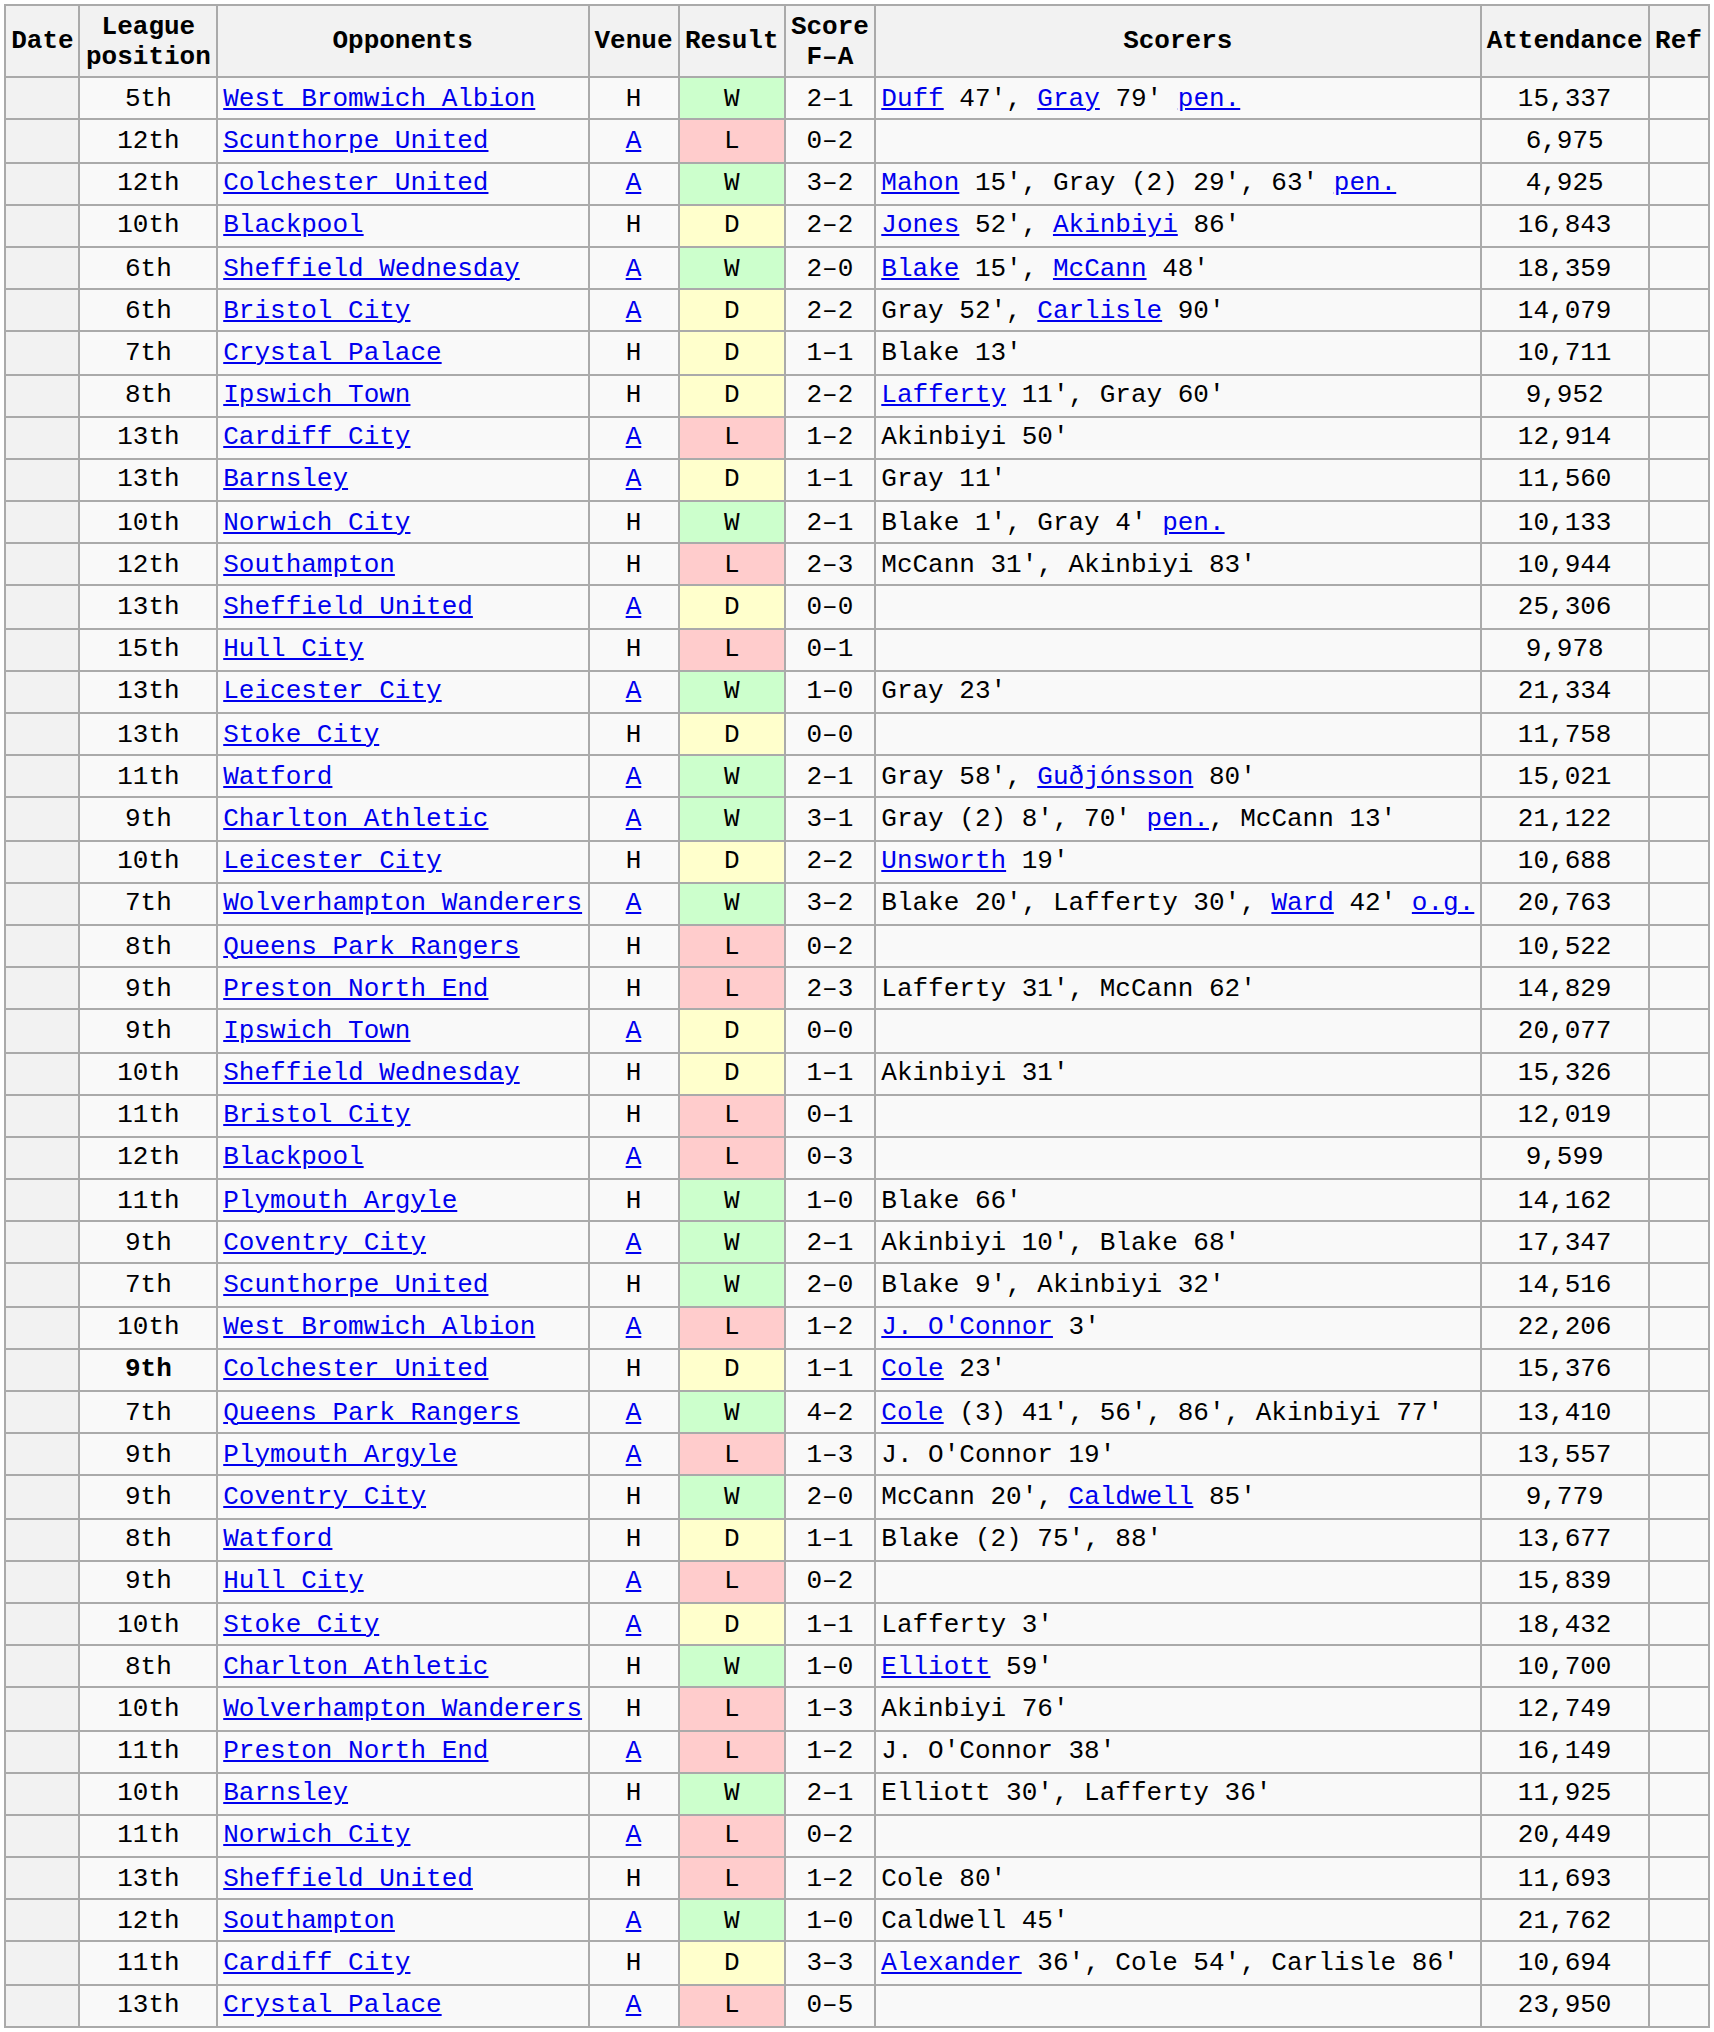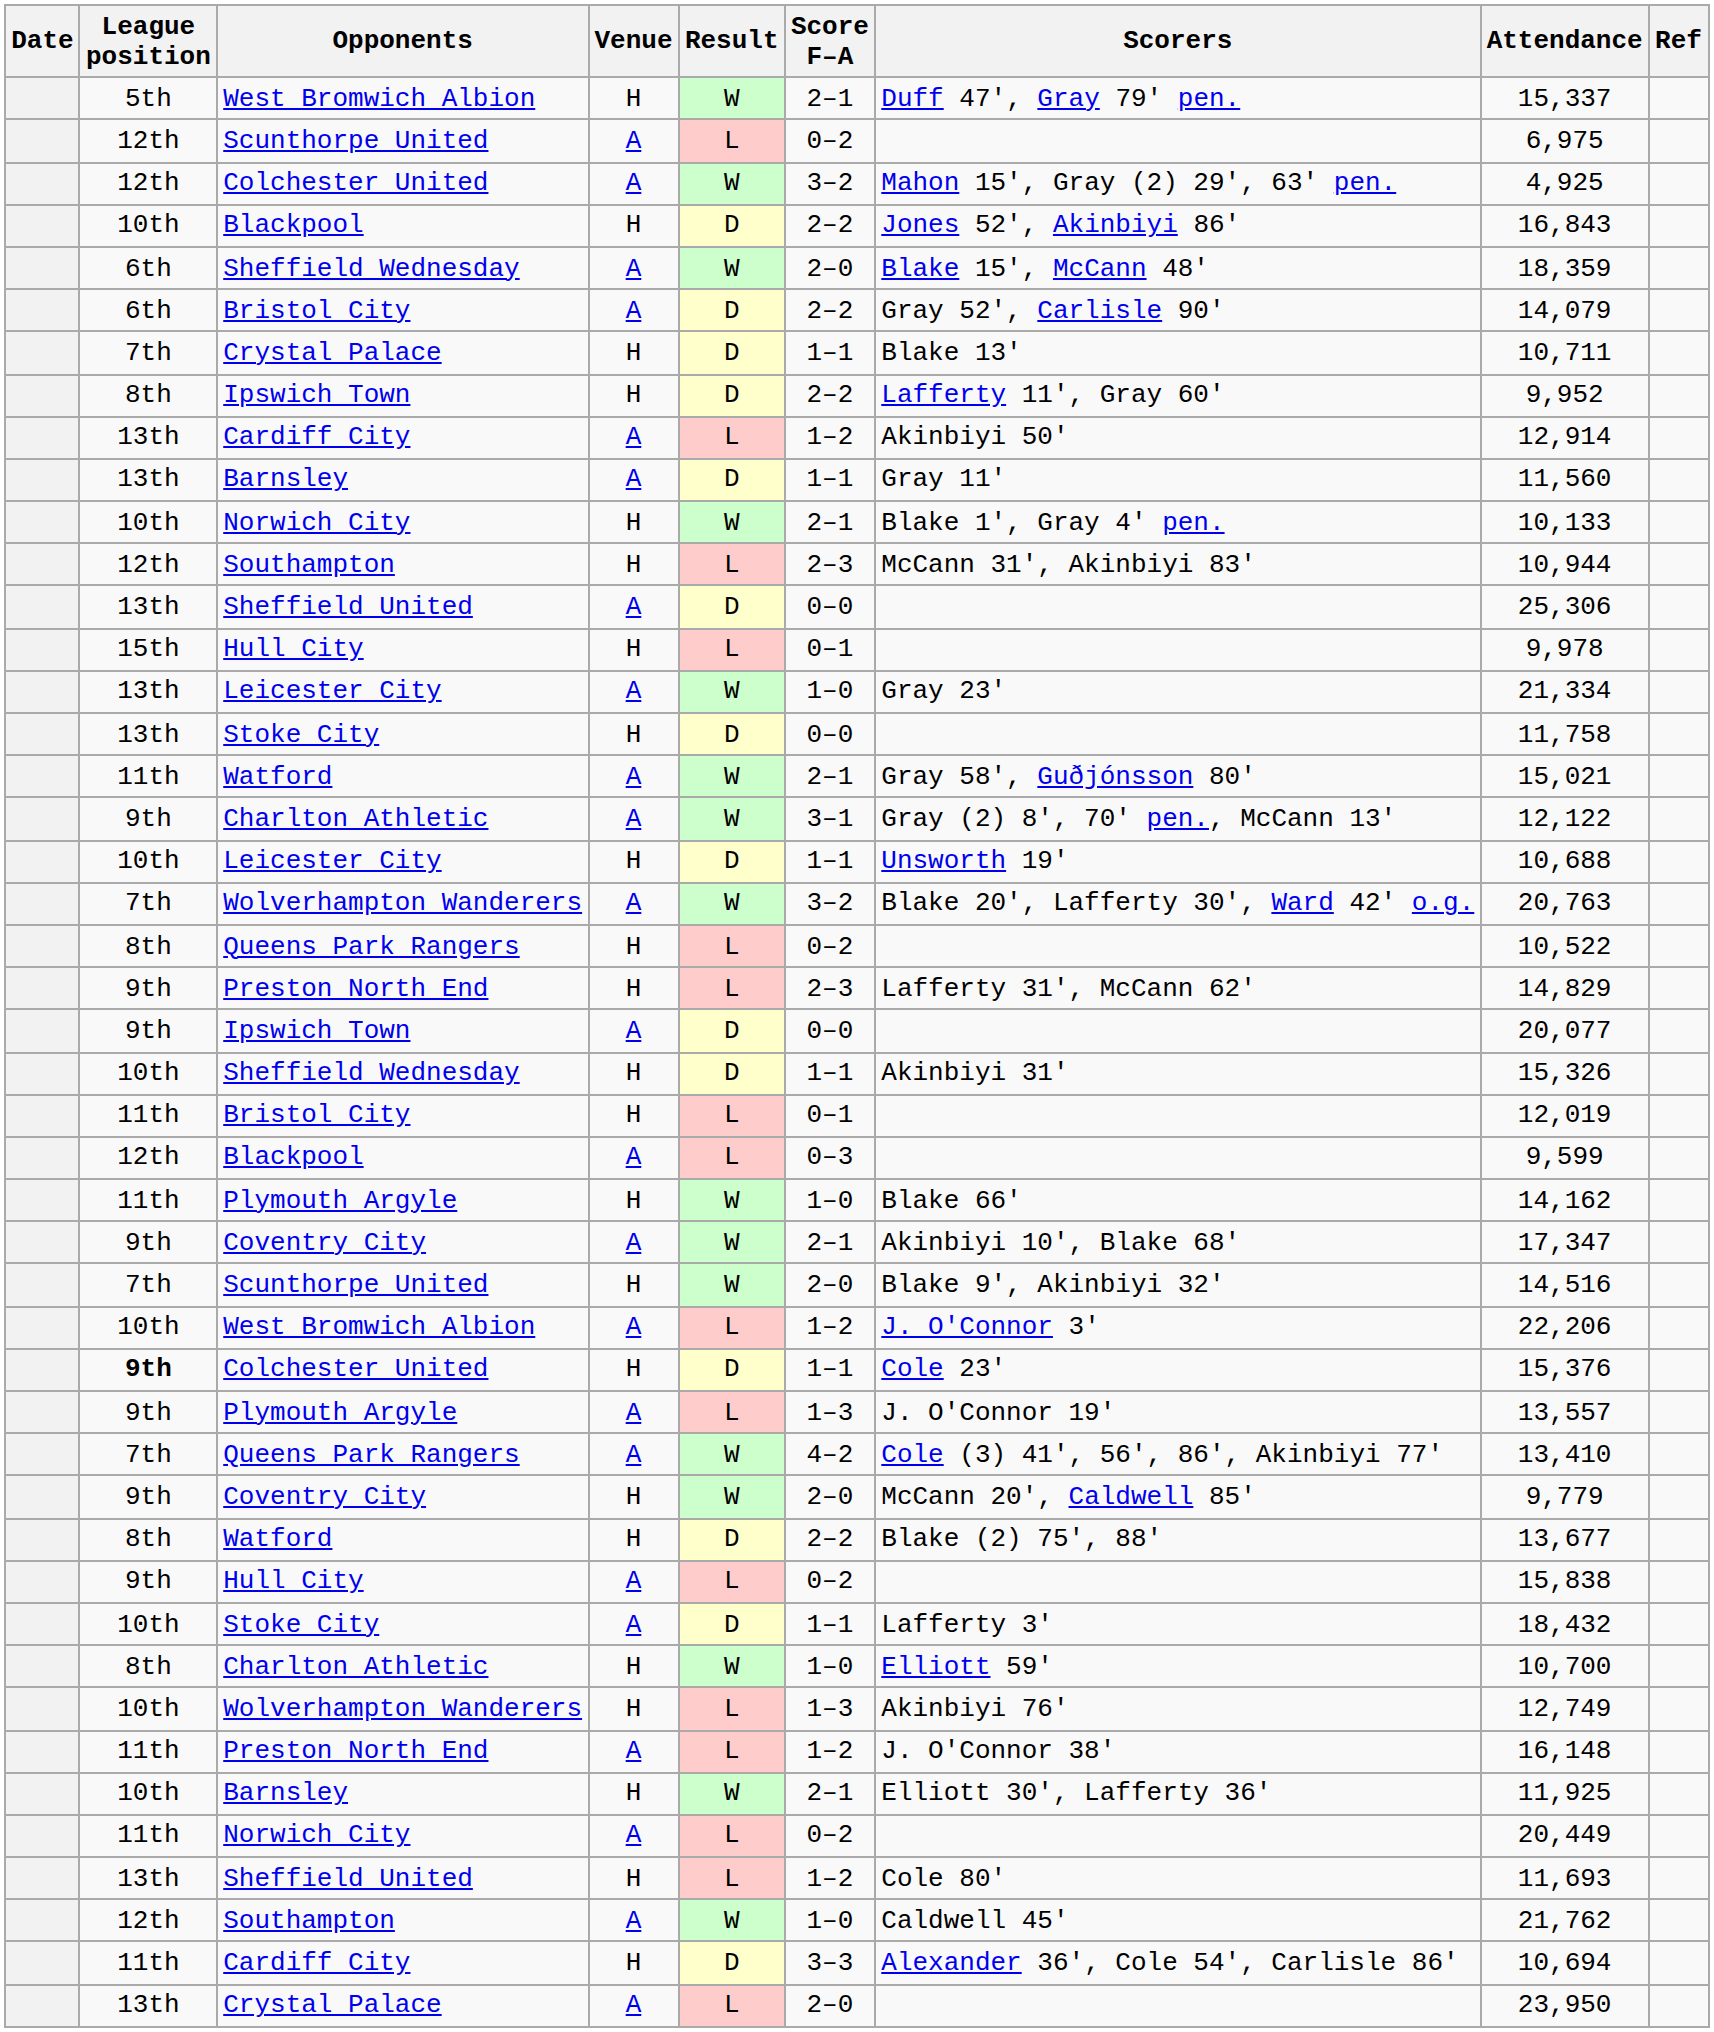(1565, 819) 21,122 -> (1565, 819) 12,122
(830, 861) 2–2 -> (830, 861) 1–1
rows swapped: (371, 1412) <-> (340, 1455)
(830, 1539) 1–1 -> (830, 1539) 2–2
(1565, 1582) 15,839 -> (1565, 1582) 15,838
(1565, 1751) 16,149 -> (1565, 1751) 16,148
(830, 2005) 0–5 -> (830, 2005) 2–0
